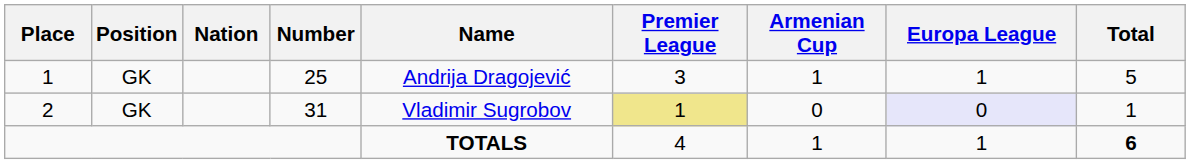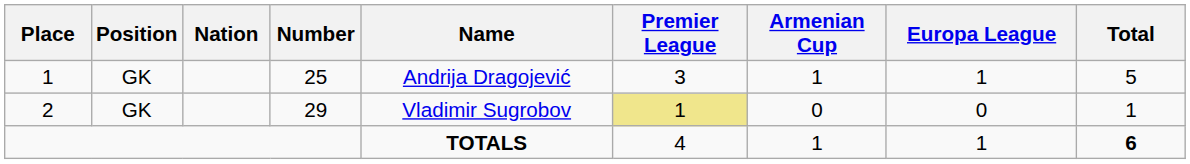(316, 110) 31 -> (316, 110) 29
(982, 110) lavender background -> (982, 110) no background
